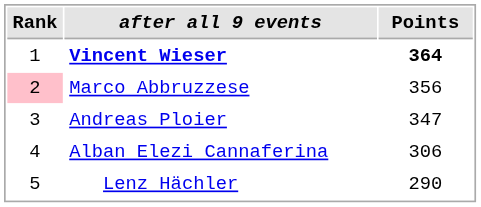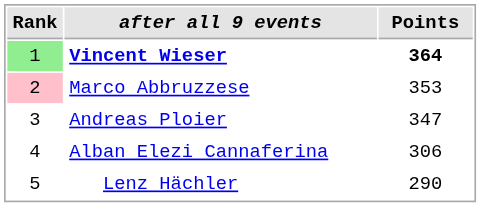(35, 56) no background -> (35, 56) lightgreen background
(425, 88) 356 -> (425, 88) 353
